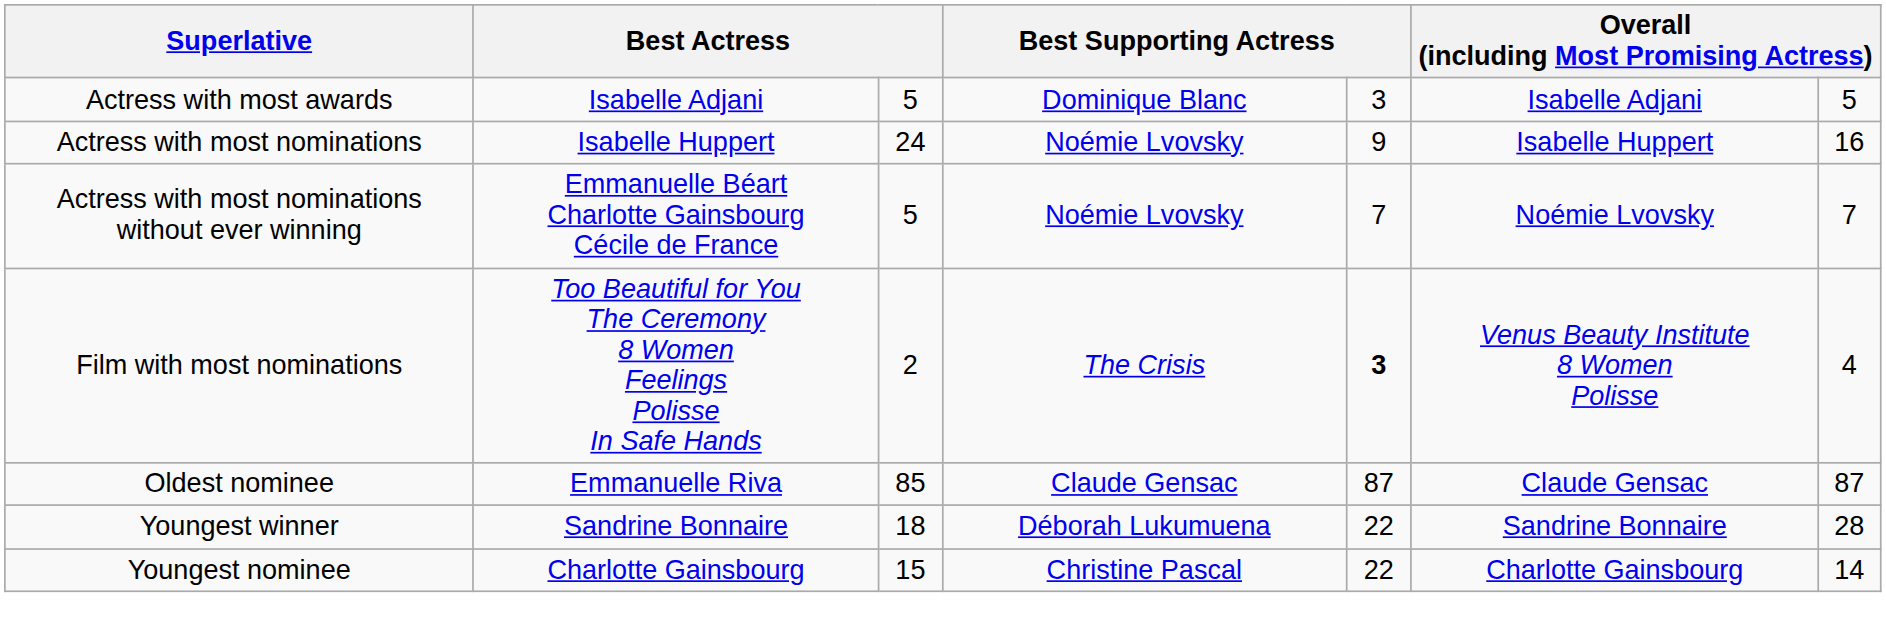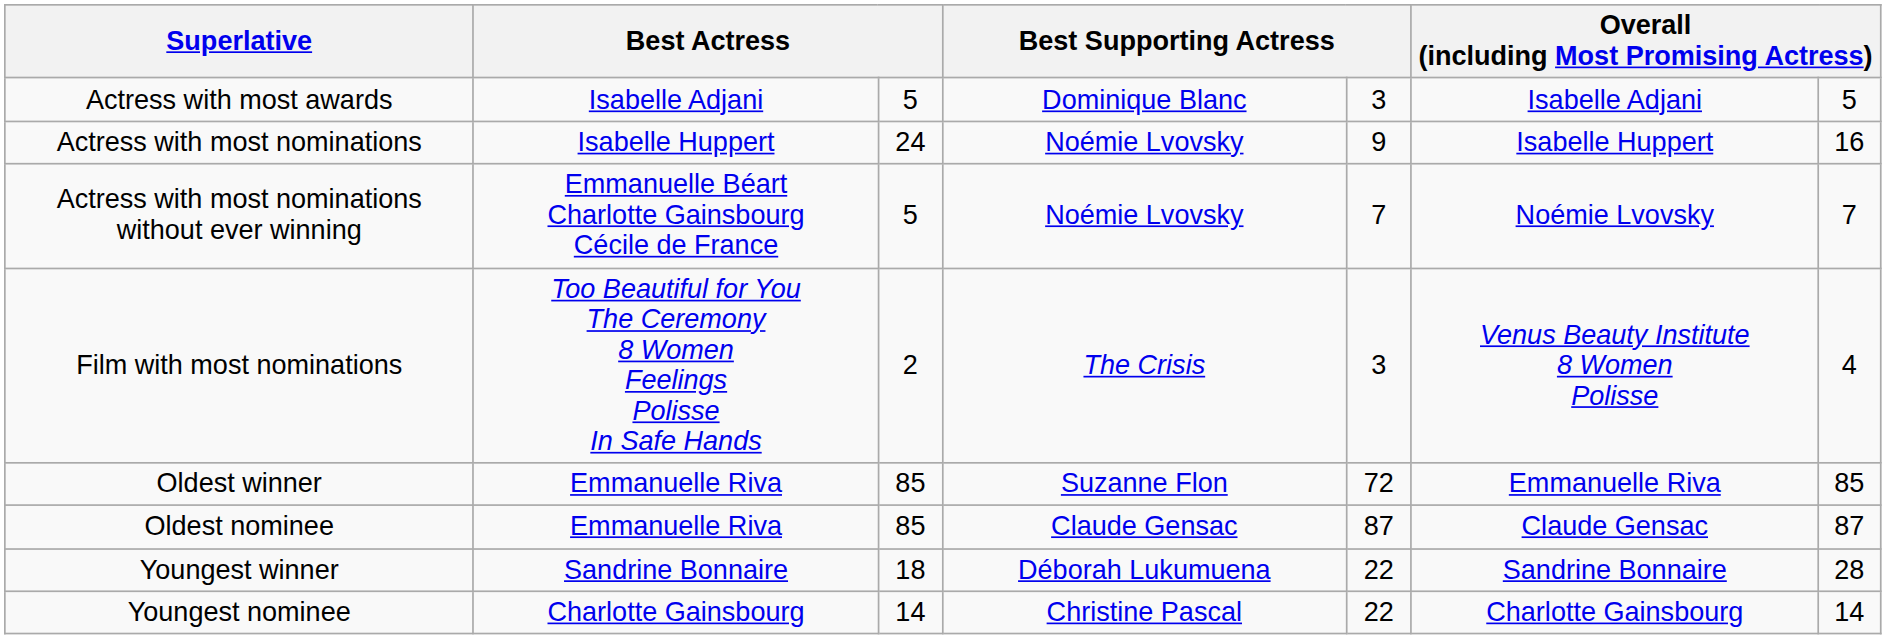(1379, 364) bold -> (1379, 364) normal
+ row: (239, 483)
(910, 569) 15 -> (910, 612) 14
